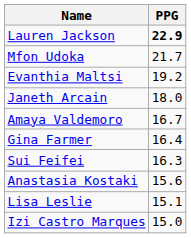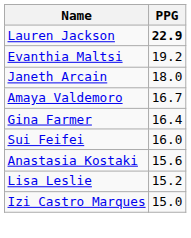- row: (46, 56)
(167, 160) 16.3 -> (167, 139) 16.0
(167, 202) 15.1 -> (167, 181) 15.2
